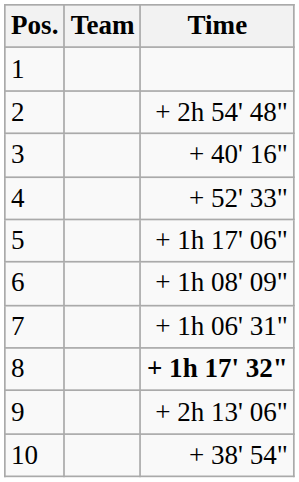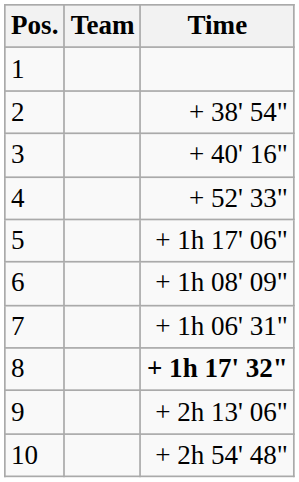(222, 111) + 2h 54' 48" -> (238, 111) + 38' 54"
(238, 454) + 38' 54" -> (222, 454) + 2h 54' 48"
